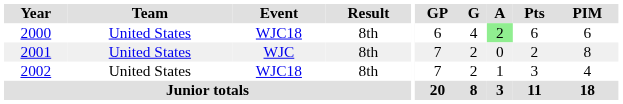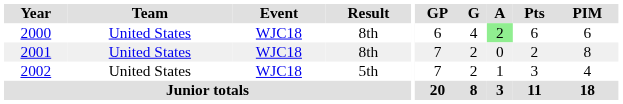(279, 52) WJC -> (279, 52) WJC18
(368, 71) 8th -> (368, 71) 5th
